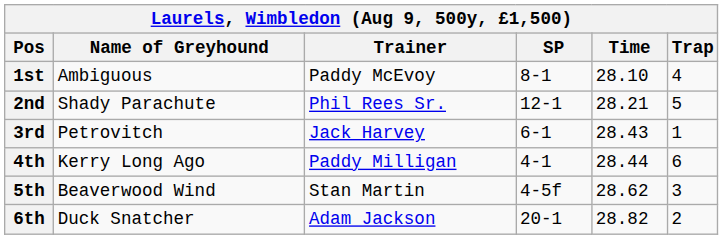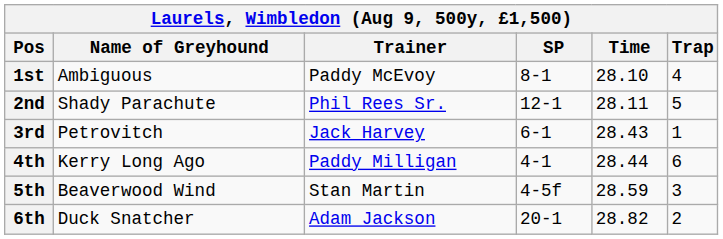(622, 105) 28.21 -> (622, 105) 28.11
(622, 191) 28.62 -> (622, 191) 28.59
